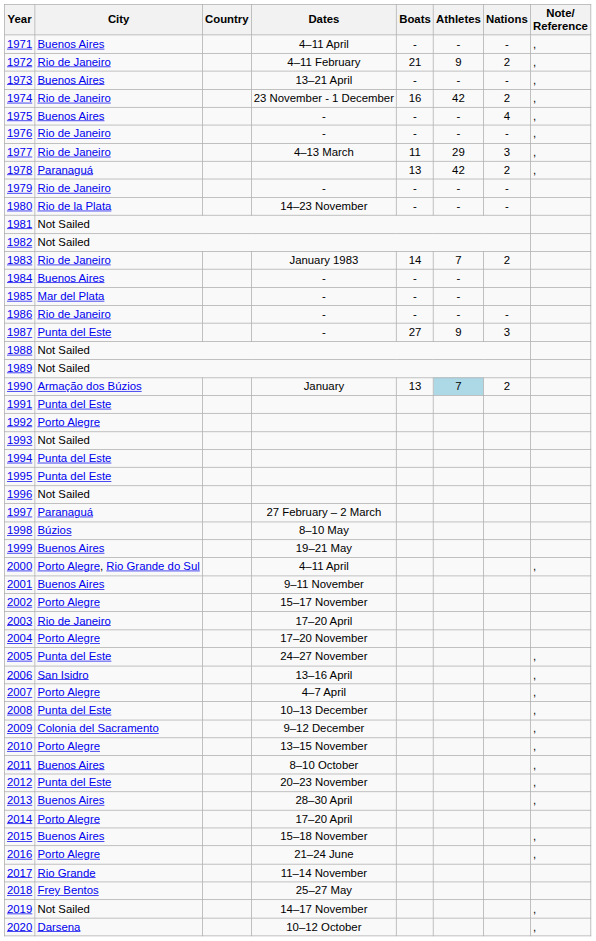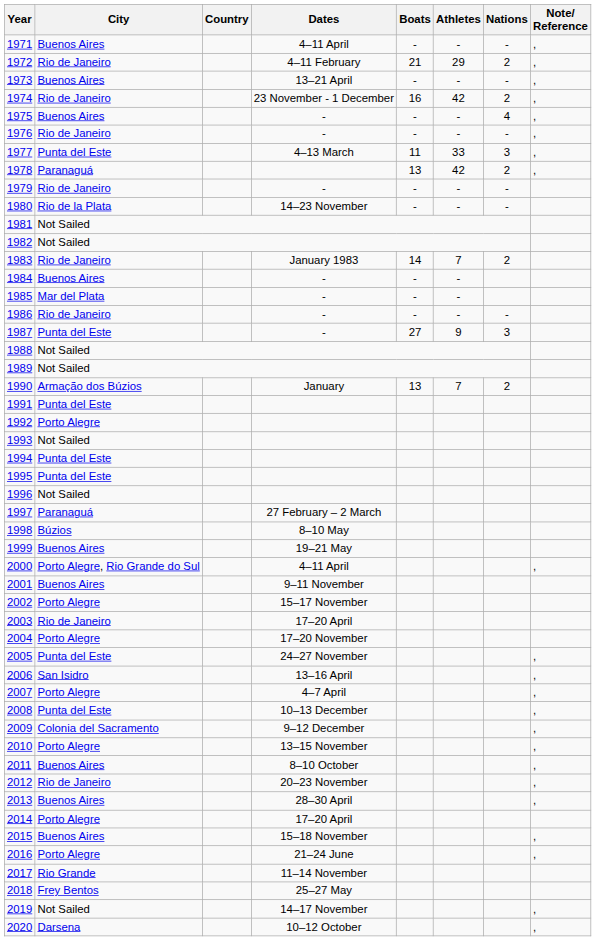(458, 62) 9 -> (458, 62) 29
(74, 152) Rio de Janeiro -> (74, 152) Punta del Este
(458, 152) 29 -> (458, 152) 33
(458, 386) lightblue background -> (458, 386) no background
(74, 782) Punta del Este -> (74, 782) Rio de Janeiro
